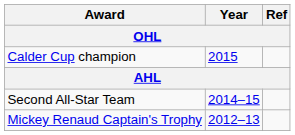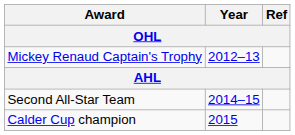rows swapped: (105, 120) <-> (72, 57)
